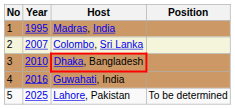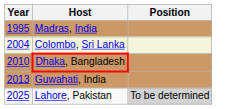- column: (14, 12)
(36, 45) 2007 -> (18, 45) 2004
(36, 79) 2016 -> (18, 79) 2013
(188, 96) no background -> (170, 96) lightgrey background
